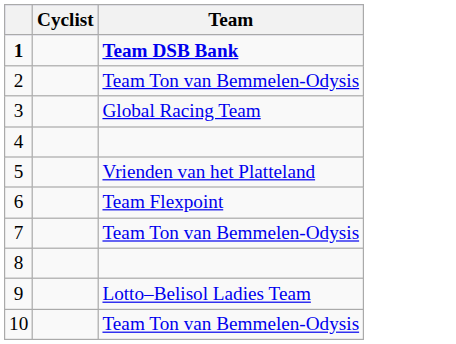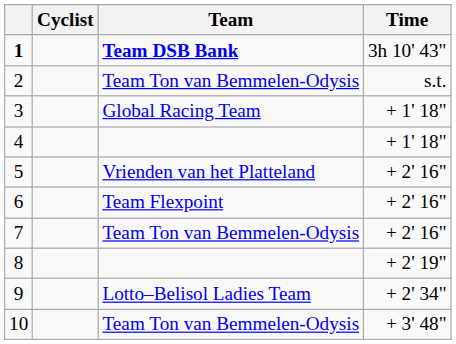+ column: (407, 19)
